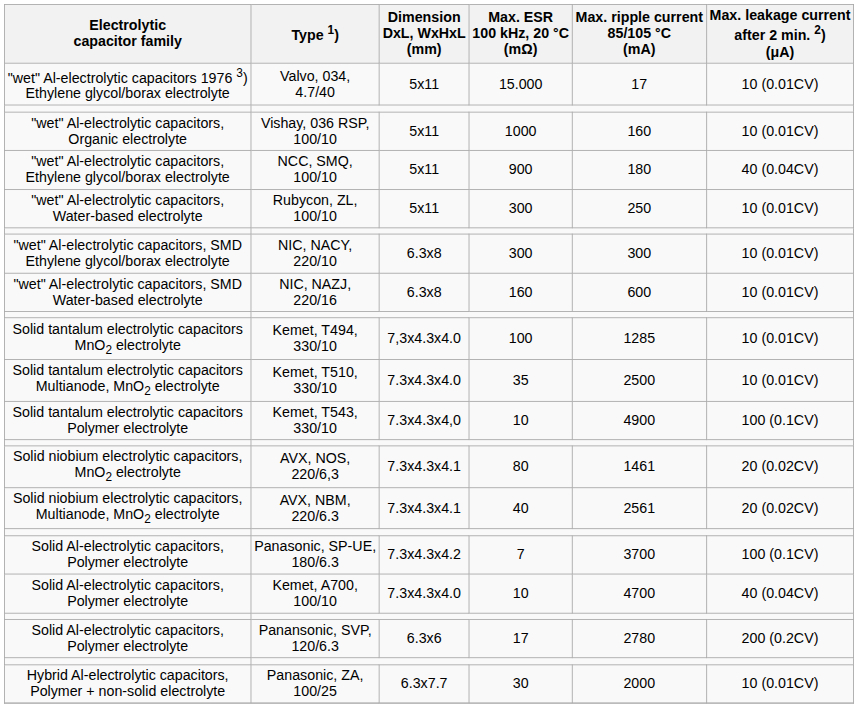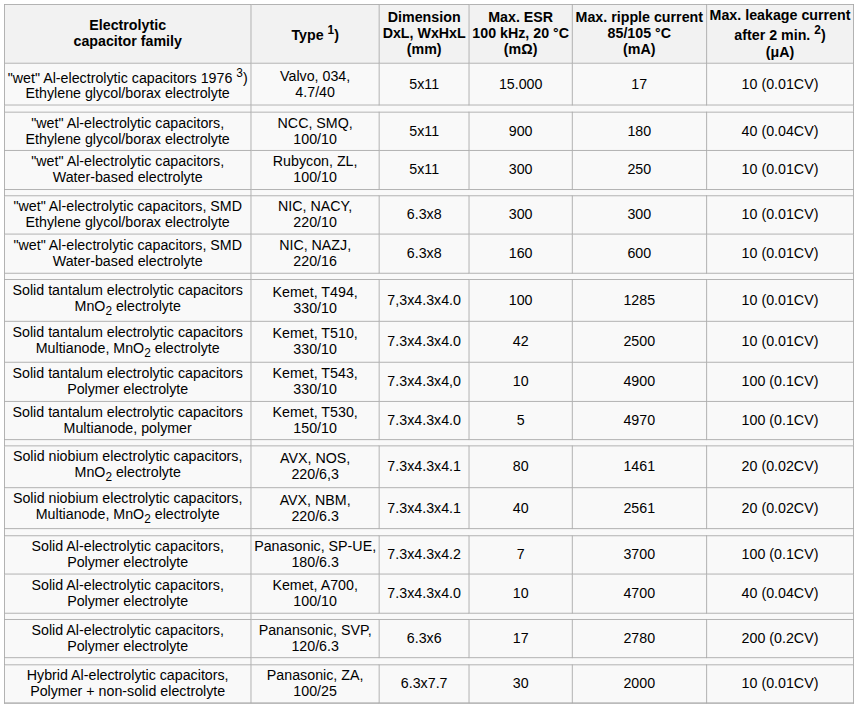- row: (128, 131)
(521, 380) 35 -> (521, 341) 42
+ row: (128, 420)
